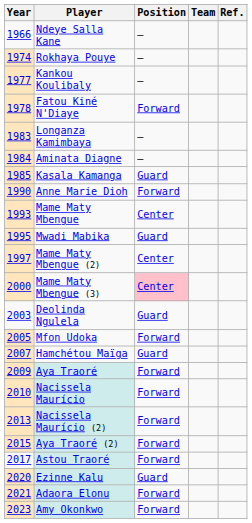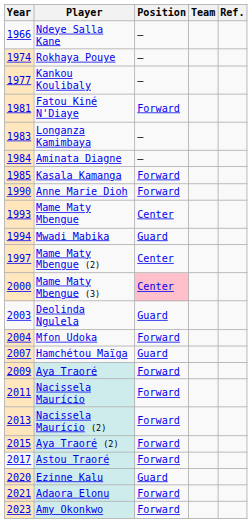(19, 108) 1978 -> (19, 108) 1981
(152, 175) Guard -> (159, 175) Forward
(19, 236) 1995 -> (19, 236) 1994
(19, 338) 2005 -> (19, 338) 2004
(19, 393) 2010 -> (19, 393) 2011
